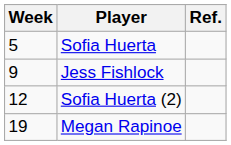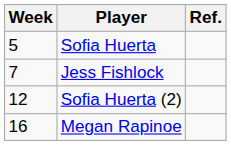(13, 72) 9 -> (13, 72) 7
(18, 126) 19 -> (18, 126) 16
